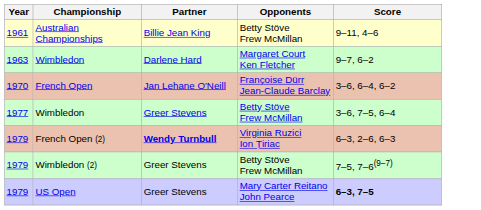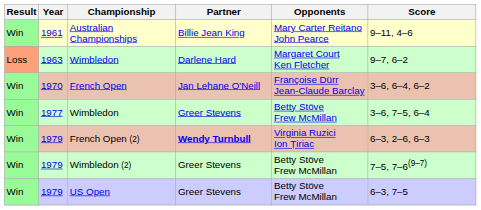+ column: (21, 12)
(271, 33) Betty Stöve Frew McMillan -> (318, 33) Mary Carter Reitano John Pearce
(284, 191) Mary Carter Reitano John Pearce -> (305, 191) Betty Stöve Frew McMillan
(355, 191) bold -> (389, 191) normal
